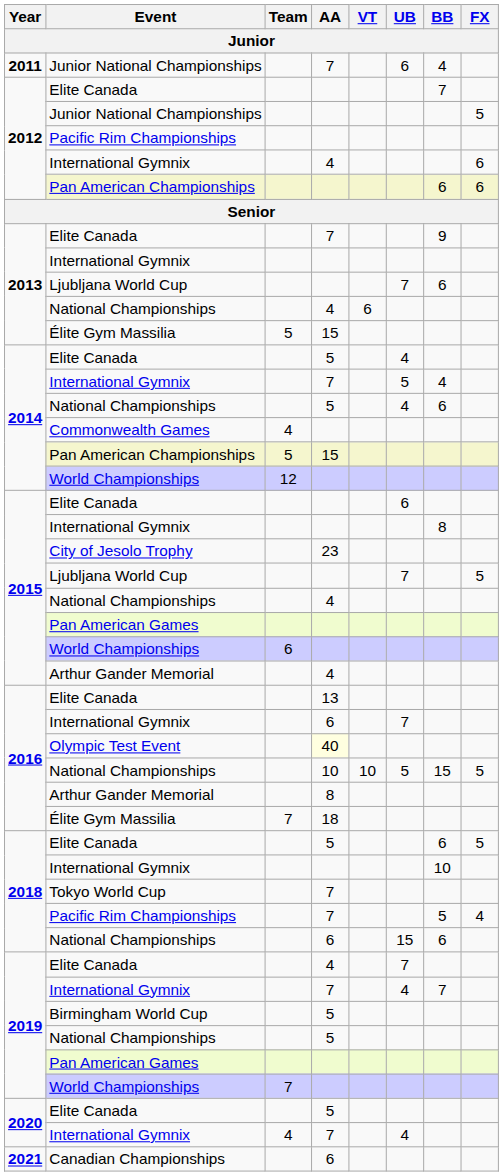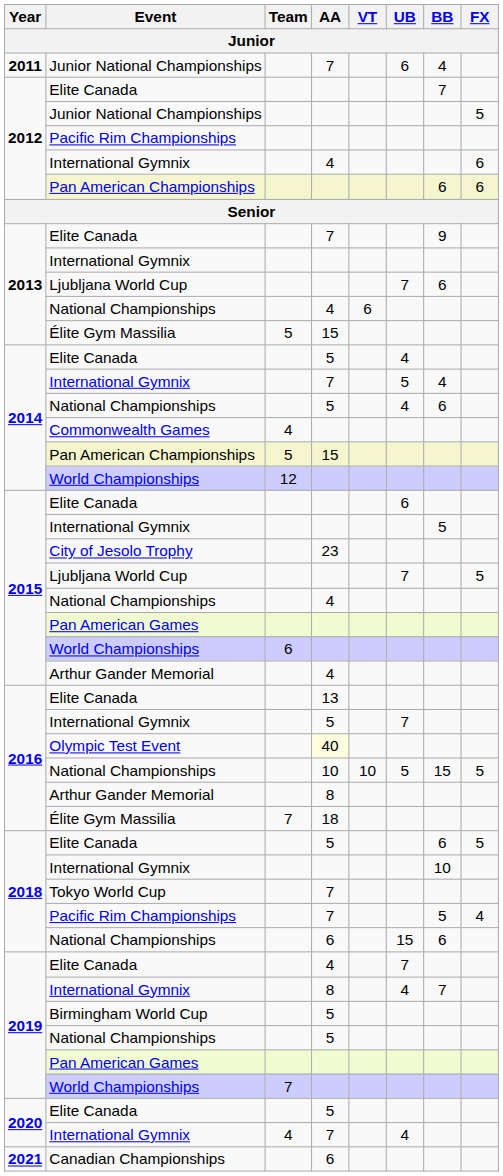(442, 527) 8 -> (442, 527) 5
(330, 722) 6 -> (330, 722) 5
(330, 989) 7 -> (330, 989) 8
